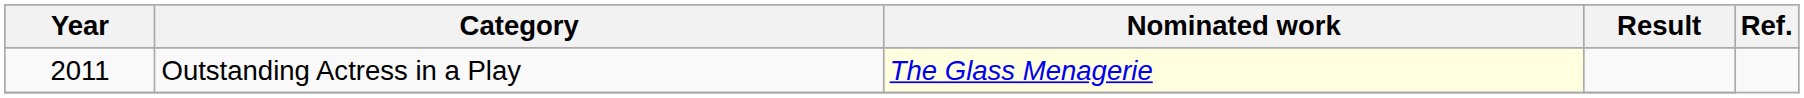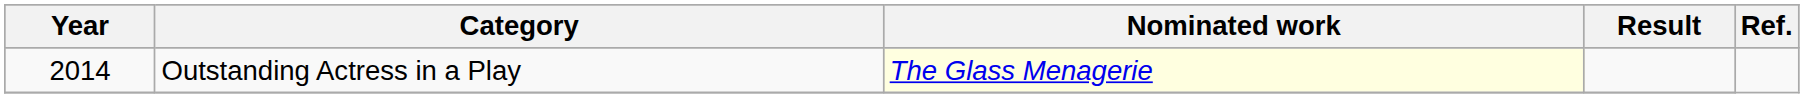(80, 69) 2011 -> (80, 69) 2014
